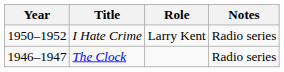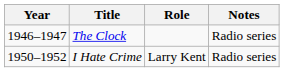rows swapped: (99, 56) <-> (107, 35)
